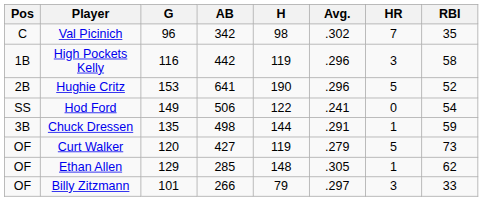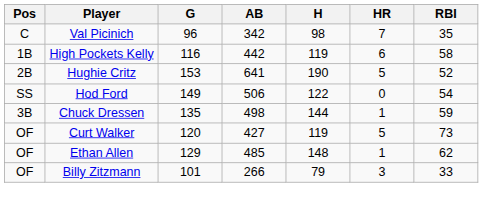- column: (337, 14)
(393, 61) 3 -> (382, 53) 6
(225, 166) 285 -> (254, 152) 485
